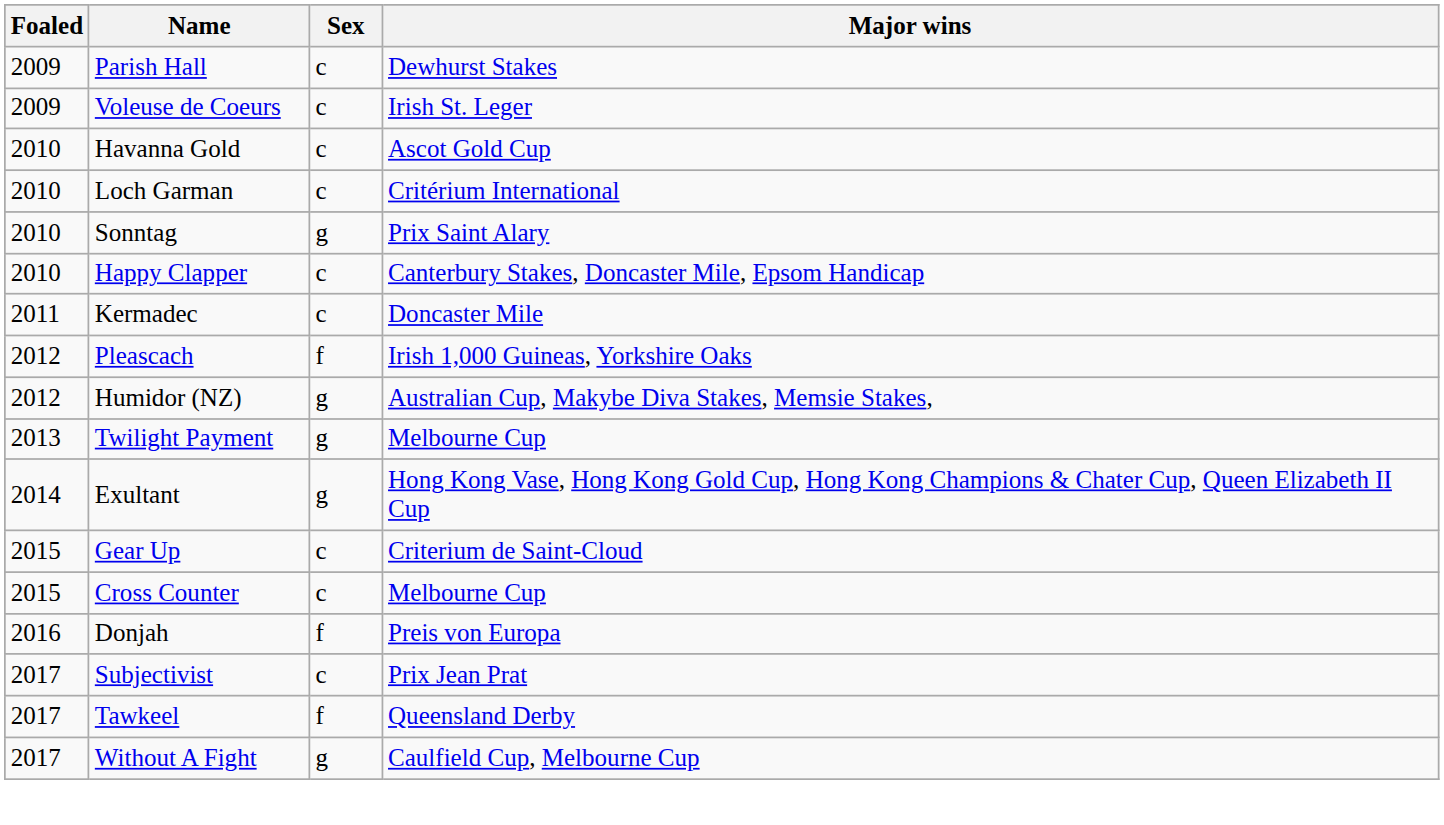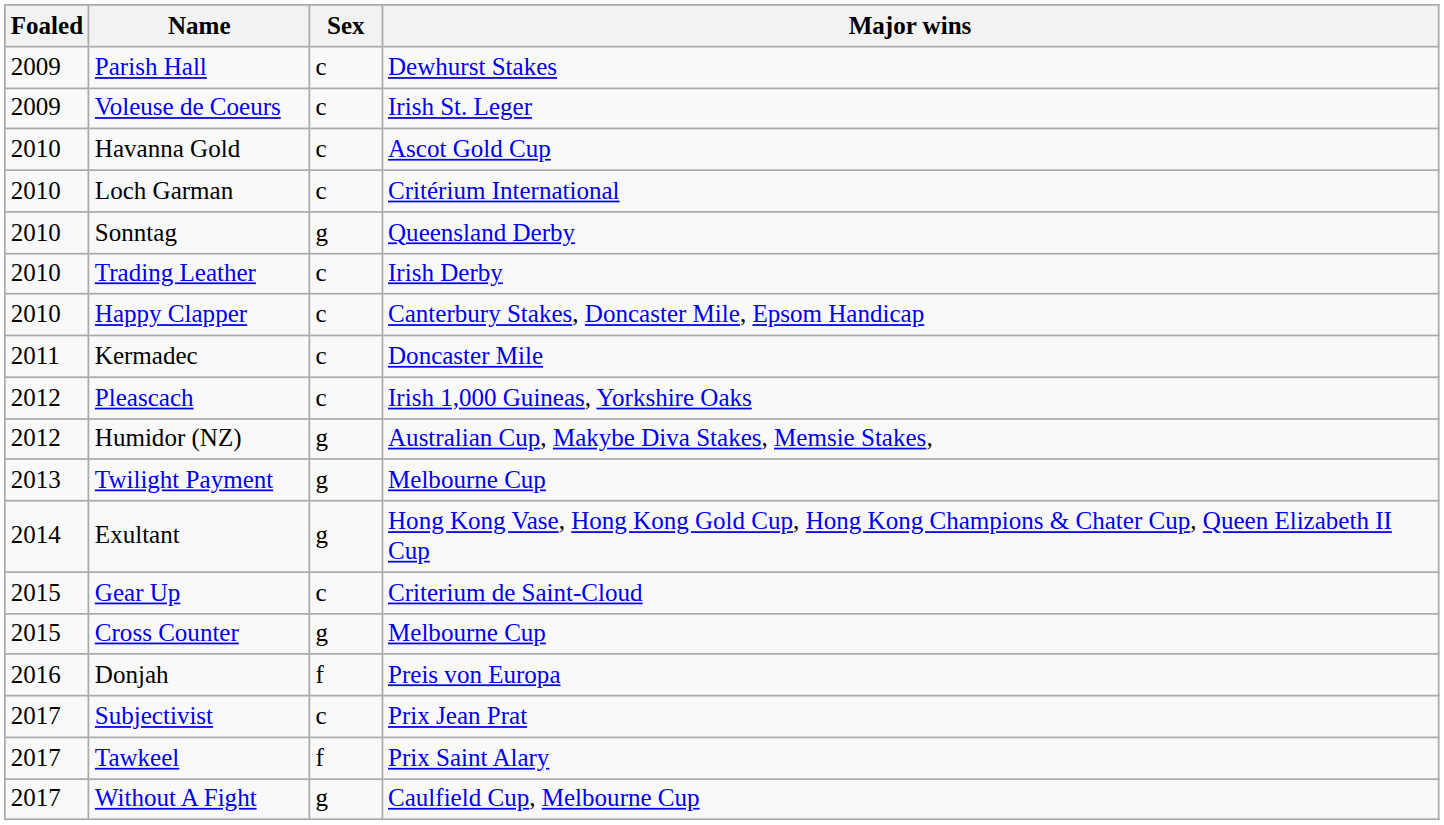(469, 232) Prix Saint Alary -> (482, 232) Queensland Derby
+ row: (175, 273)
(320, 356) f -> (321, 397) c
(321, 592) c -> (322, 633) g
(482, 716) Queensland Derby -> (469, 757) Prix Saint Alary
